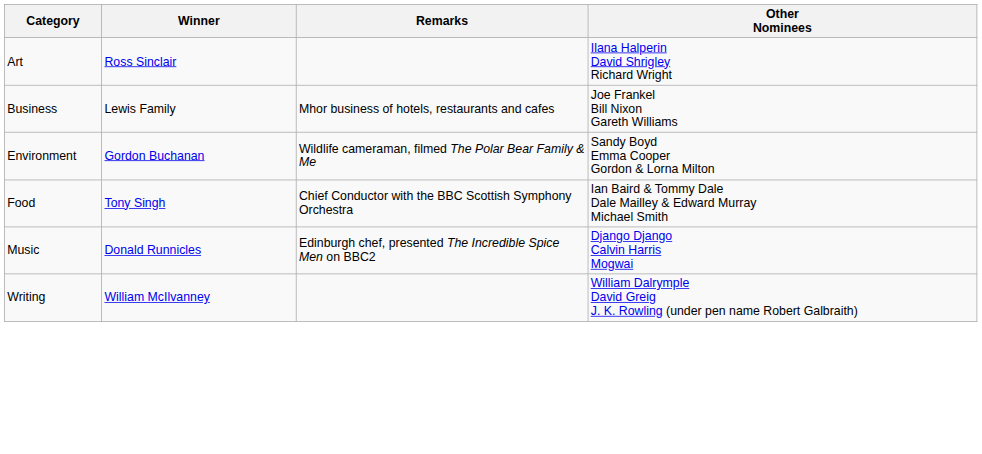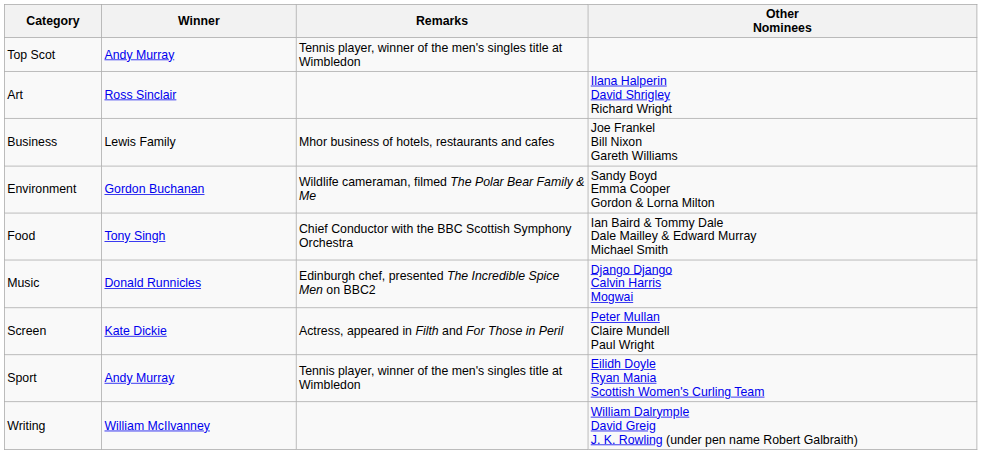+ row: (31, 54)
+ row: (27, 331)
+ row: (22, 378)
